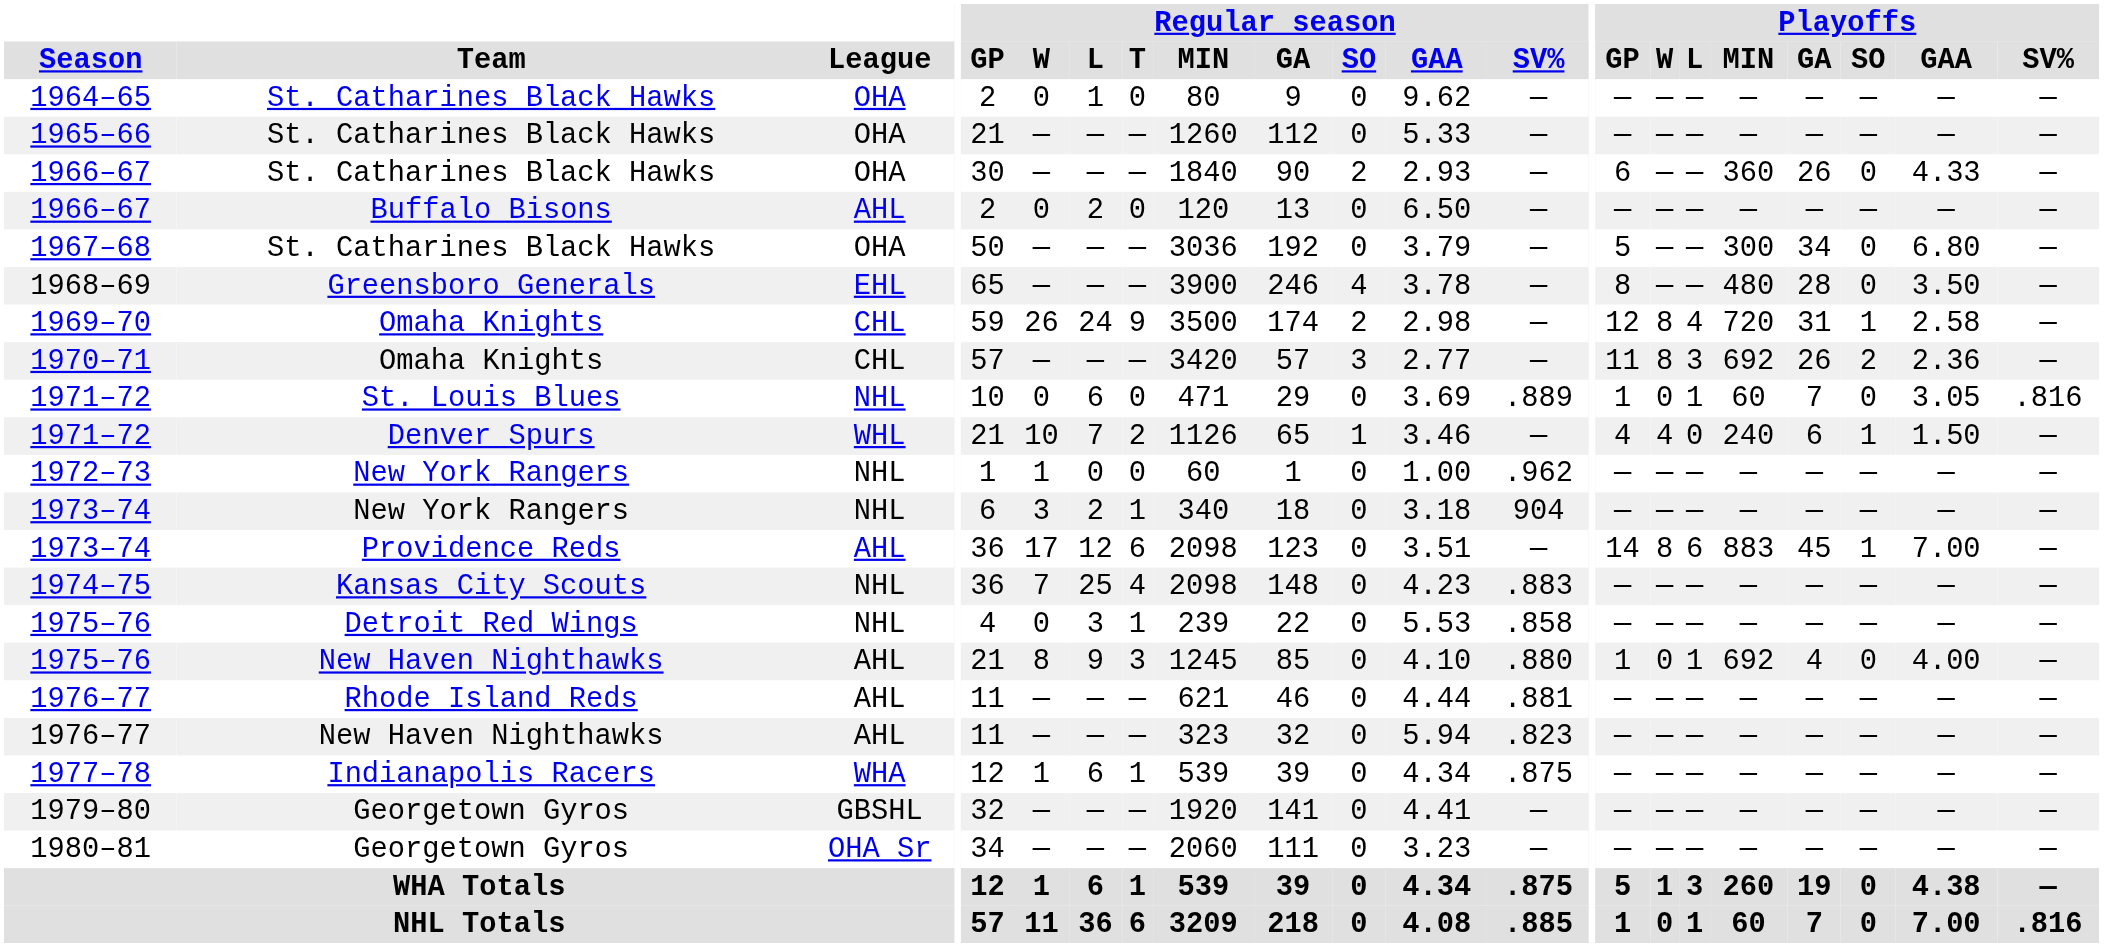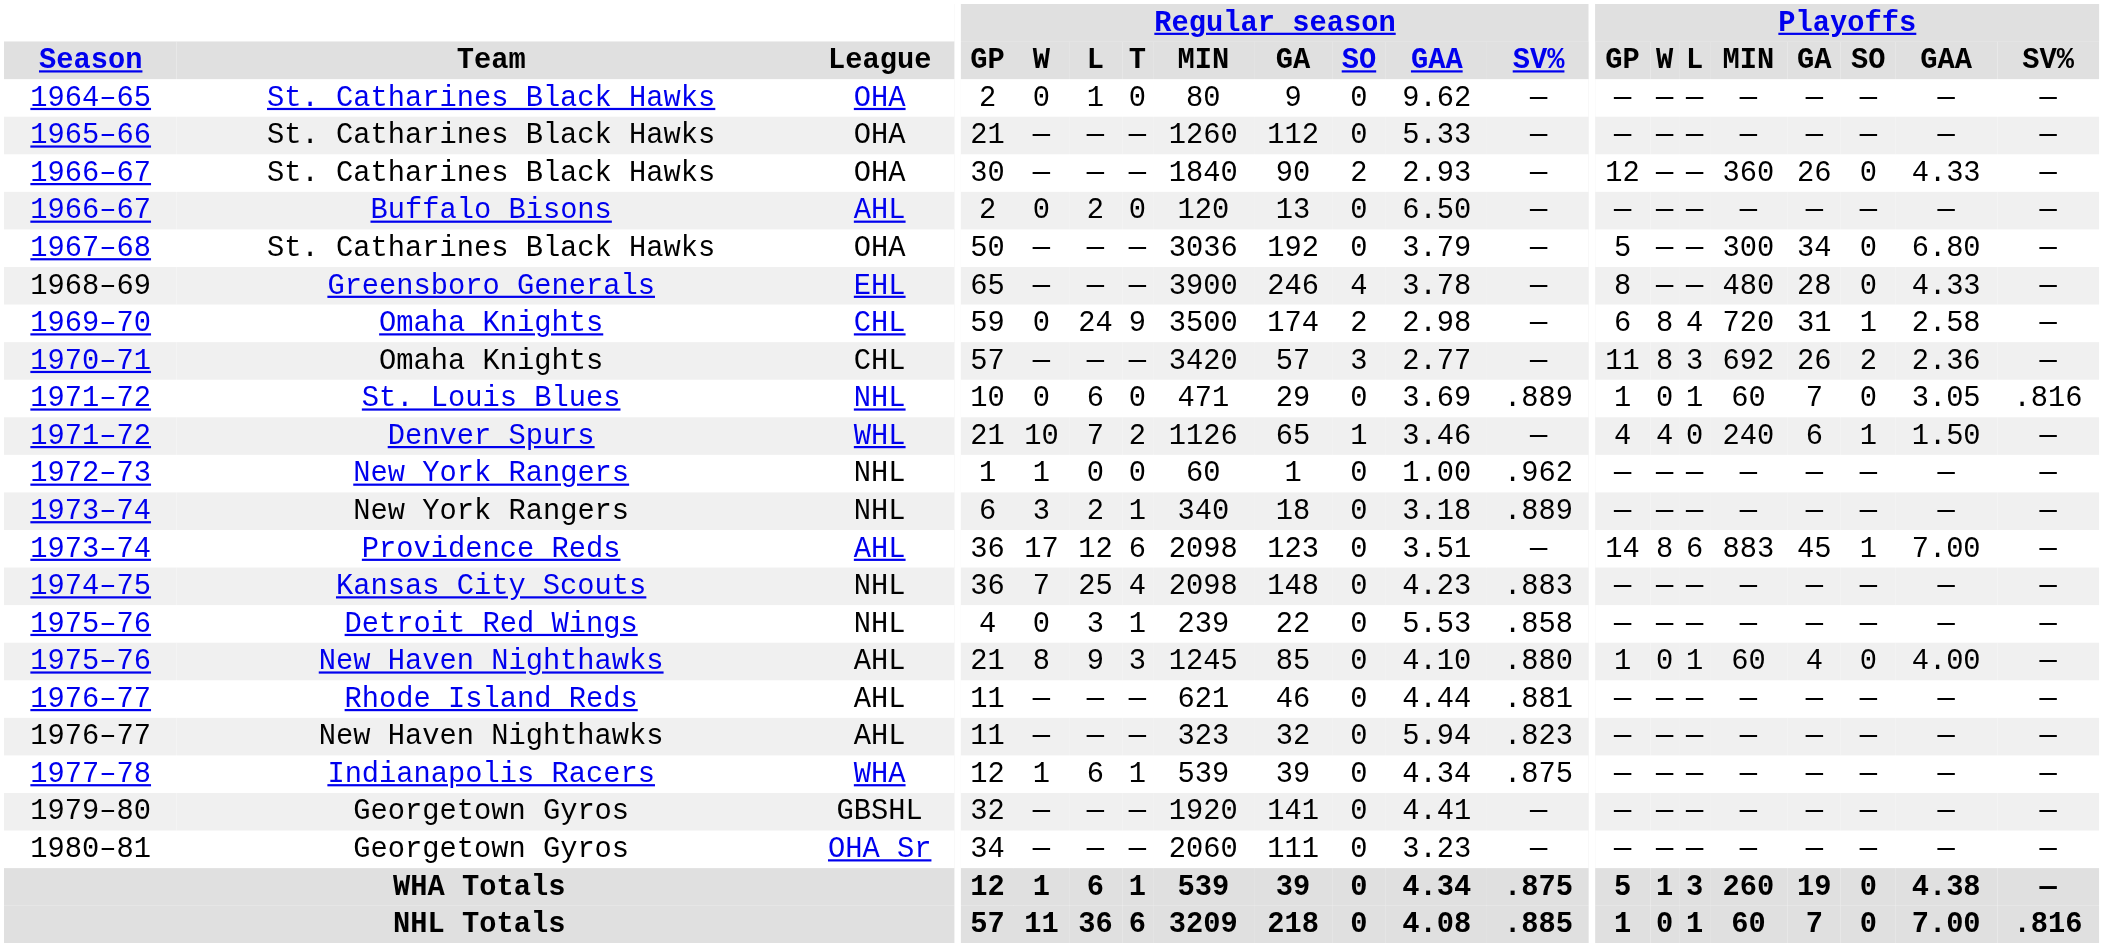(1623, 173) 6 -> (1623, 173) 12
(1946, 286) 3.50 -> (1946, 286) 4.33
(1041, 323) 26 -> (1041, 323) 0
(1623, 323) 12 -> (1623, 323) 6
(1539, 511) 904 -> (1539, 511) .889
(1748, 661) 692 -> (1749, 661) 60
